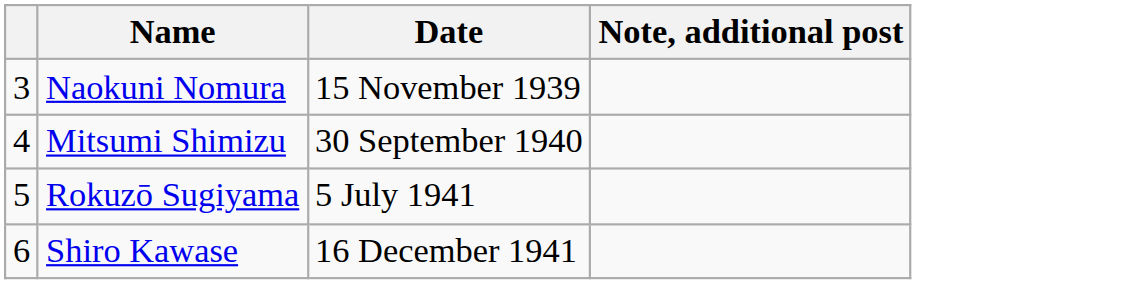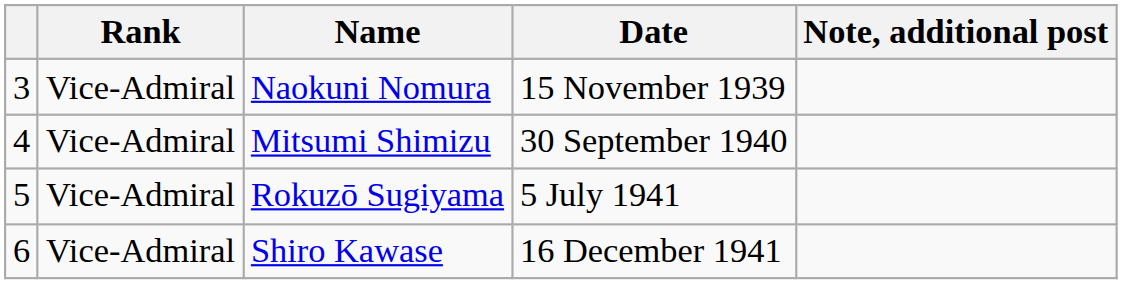+ column: (141, 31)
